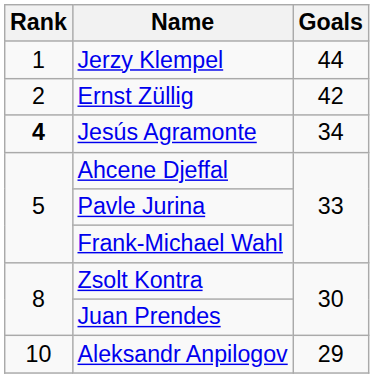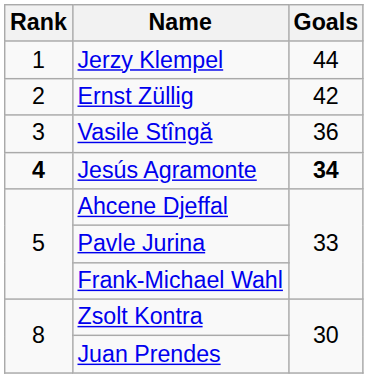+ row: (145, 133)
(331, 133) normal -> (326, 170) bold
- row: (183, 354)
